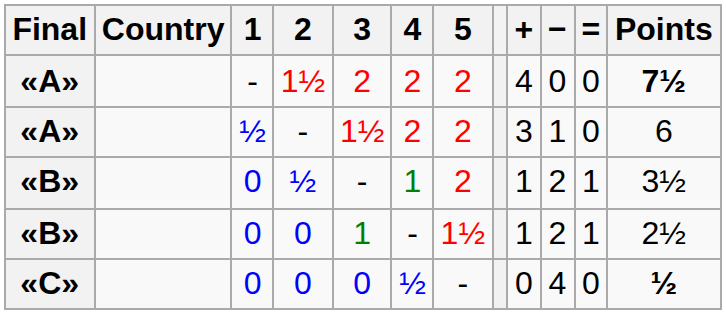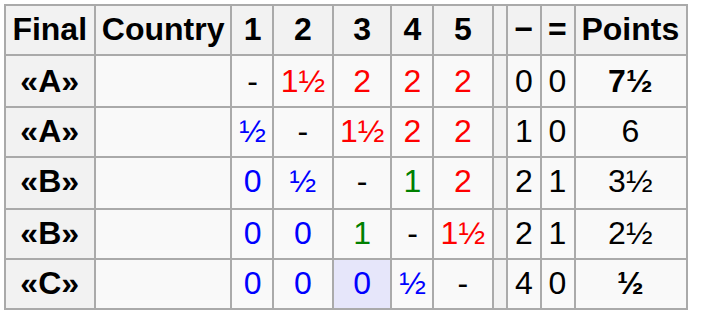- column: (524, 29)
(362, 283) no background -> (362, 283) lavender background
